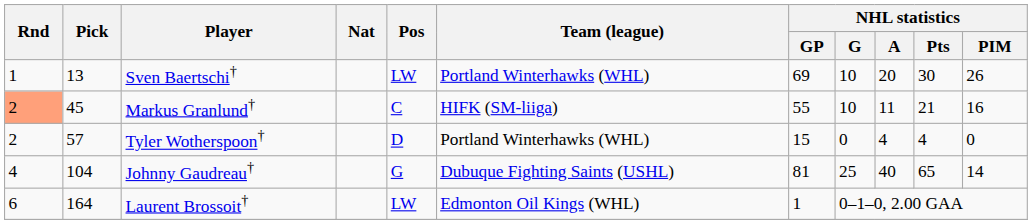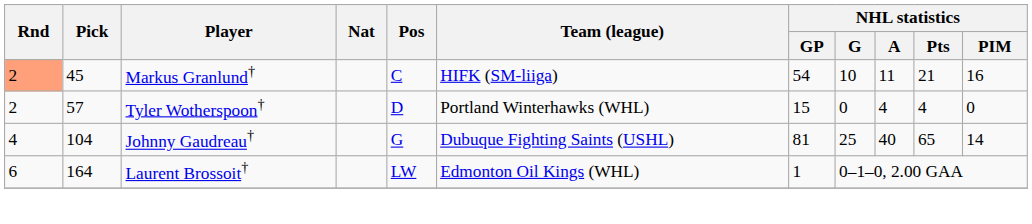- row: (181, 75)
(801, 107) 55 -> (801, 75) 54
